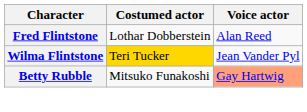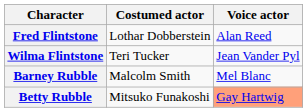(139, 55) gold background -> (139, 55) no background
+ row: (55, 76)
